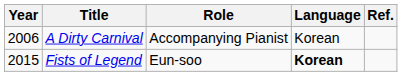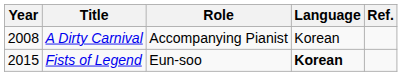(23, 37) 2006 -> (23, 37) 2008
